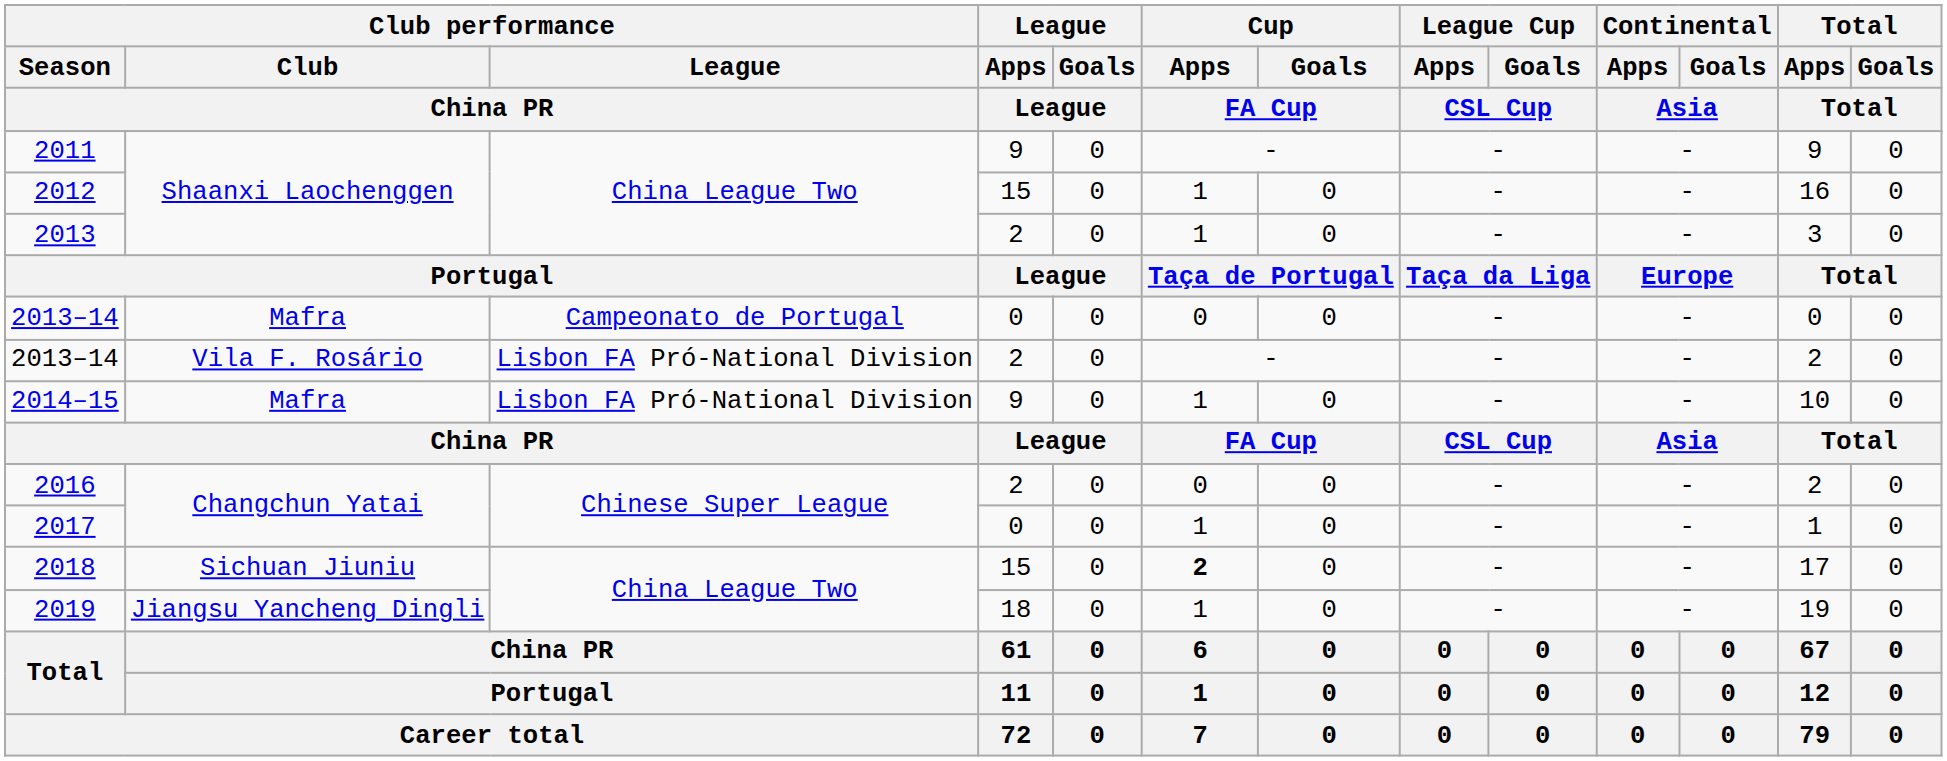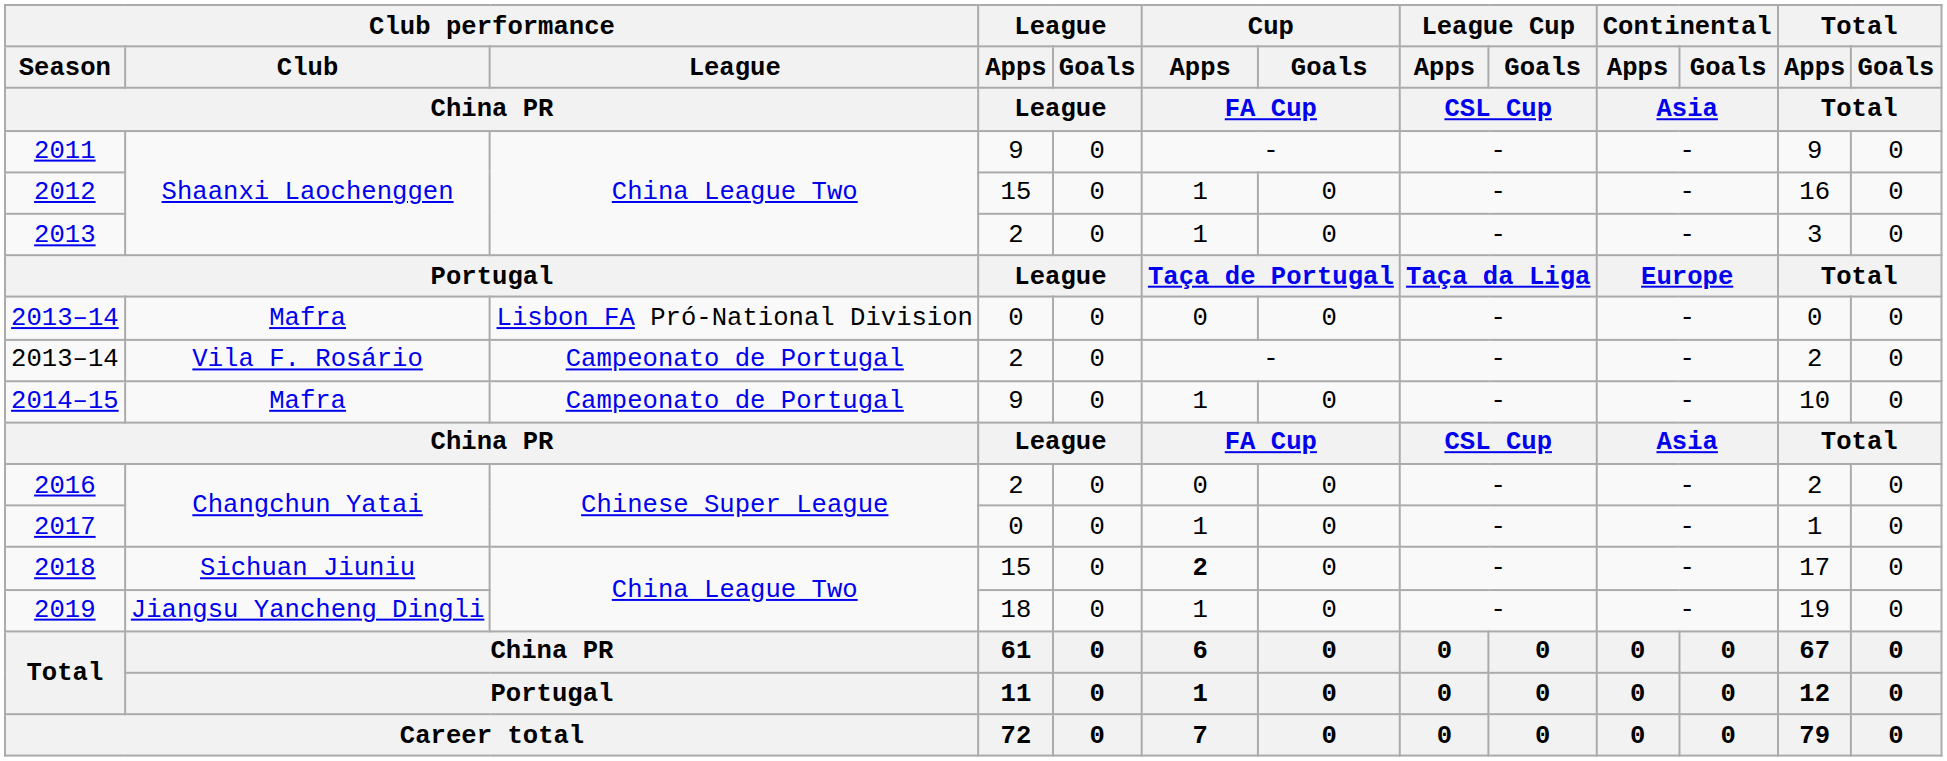(735, 318) Campeonato de Portugal -> (735, 318) Lisbon FA Pró-National Division
(735, 360) Lisbon FA Pró-National Division -> (735, 360) Campeonato de Portugal
(735, 402) Lisbon FA Pró-National Division -> (735, 402) Campeonato de Portugal
